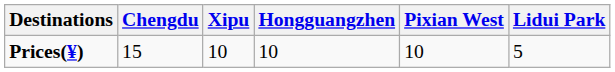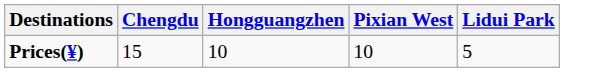- column: (229, 20)
